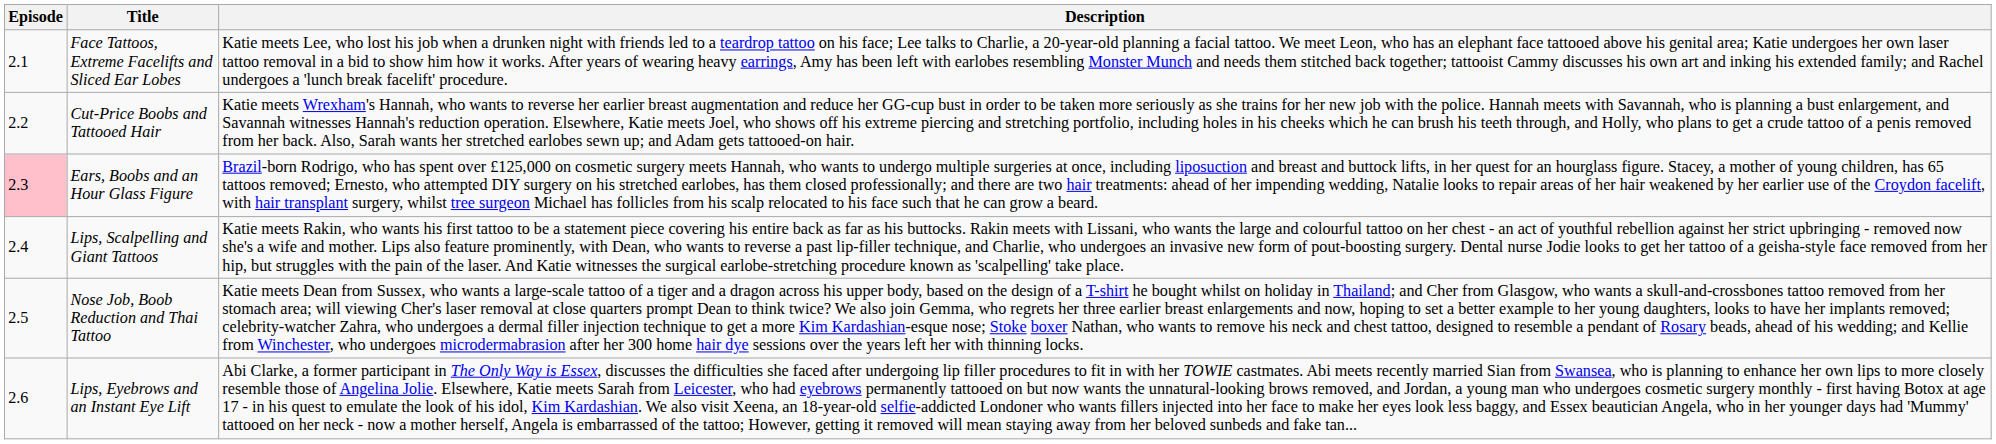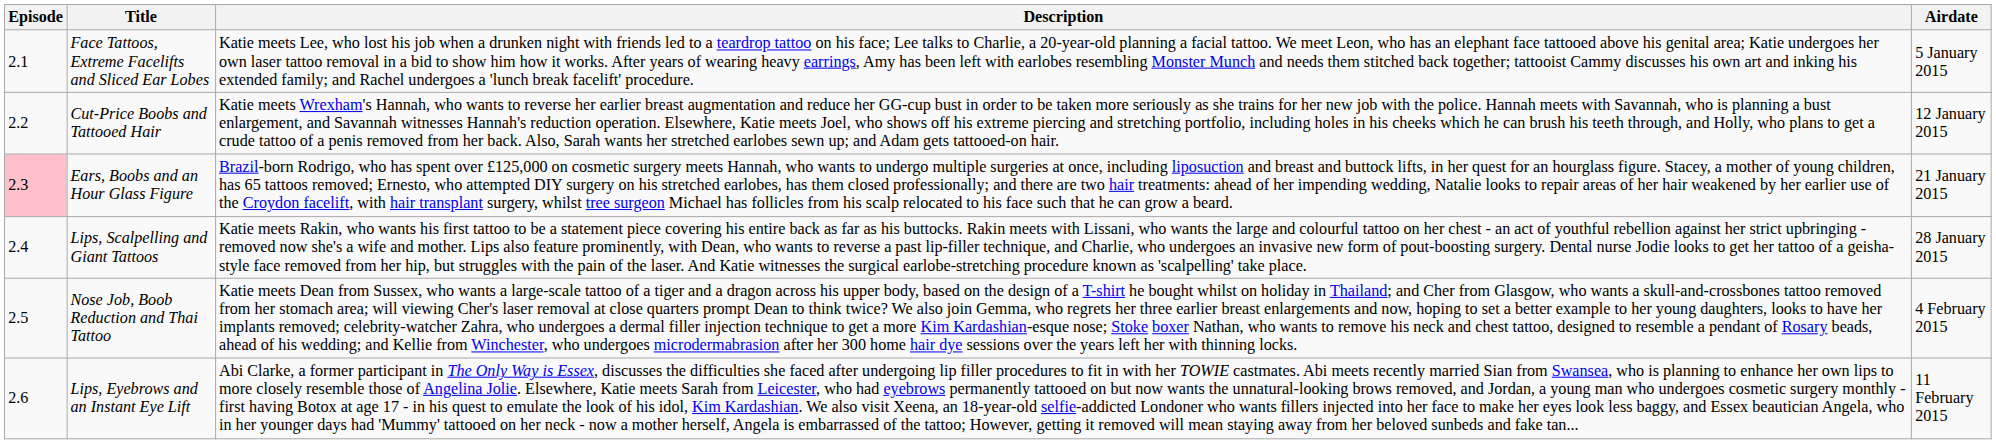+ column: (1951, 17)
